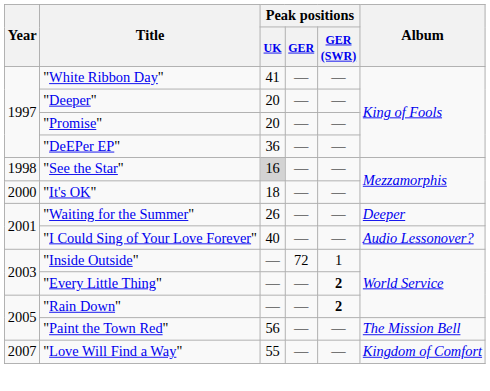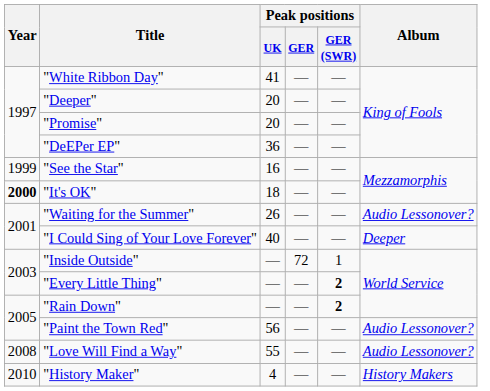(22, 169) 1998 -> (22, 169) 1999
(273, 169) lightgrey background -> (273, 169) no background
(22, 191) normal -> (22, 191) bold
(384, 214) Deeper -> (418, 214) Audio Lessonover?
(418, 237) Audio Lessonover? -> (384, 237) Deeper
(412, 329) The Mission Bell -> (418, 329) Audio Lessonover?
(22, 351) 2007 -> (22, 351) 2008
(422, 351) Kingdom of Comfort -> (418, 351) Audio Lessonover?
+ row: (91, 374)
